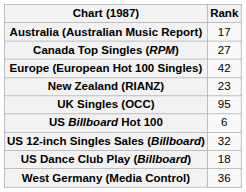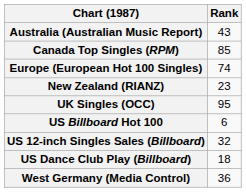(224, 31) 17 -> (224, 31) 43
(224, 50) 27 -> (224, 50) 85
(224, 68) 42 -> (224, 68) 74
